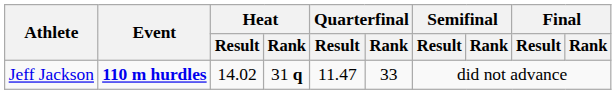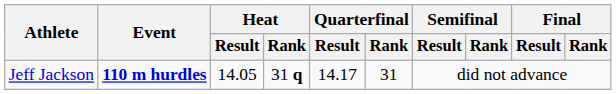(237, 75) 14.02 -> (237, 75) 14.05
(337, 75) 11.47 -> (337, 75) 14.17
(389, 75) 33 -> (389, 75) 31
